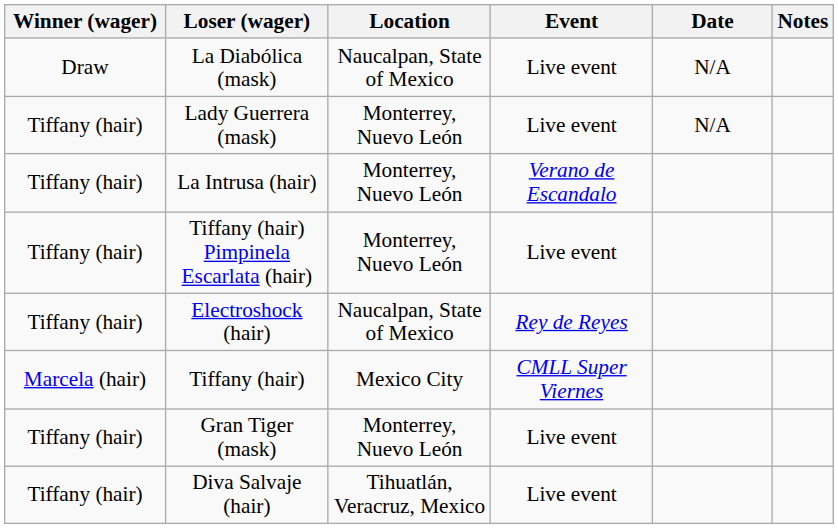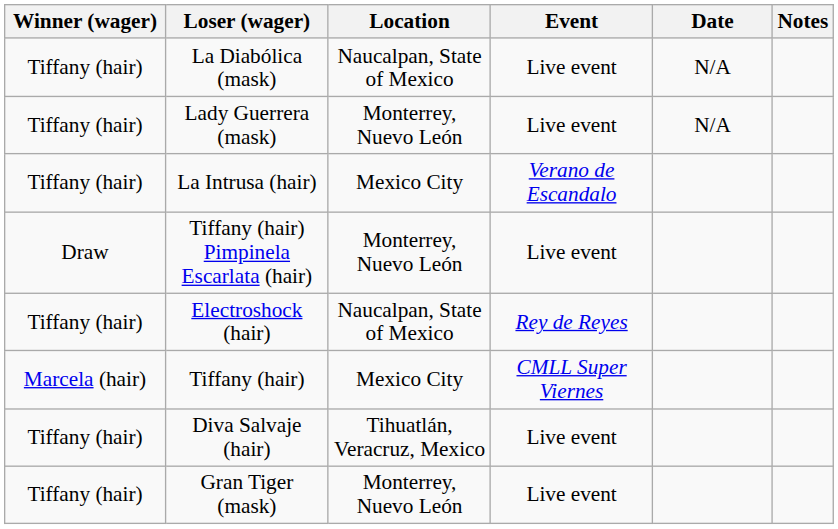(85, 67) Draw -> (85, 67) Tiffany (hair)
(410, 182) Monterrey, Nuevo León -> (410, 182) Mexico City
(85, 252) Tiffany (hair) -> (85, 252) Draw
rows swapped: (247, 437) <-> (247, 494)
